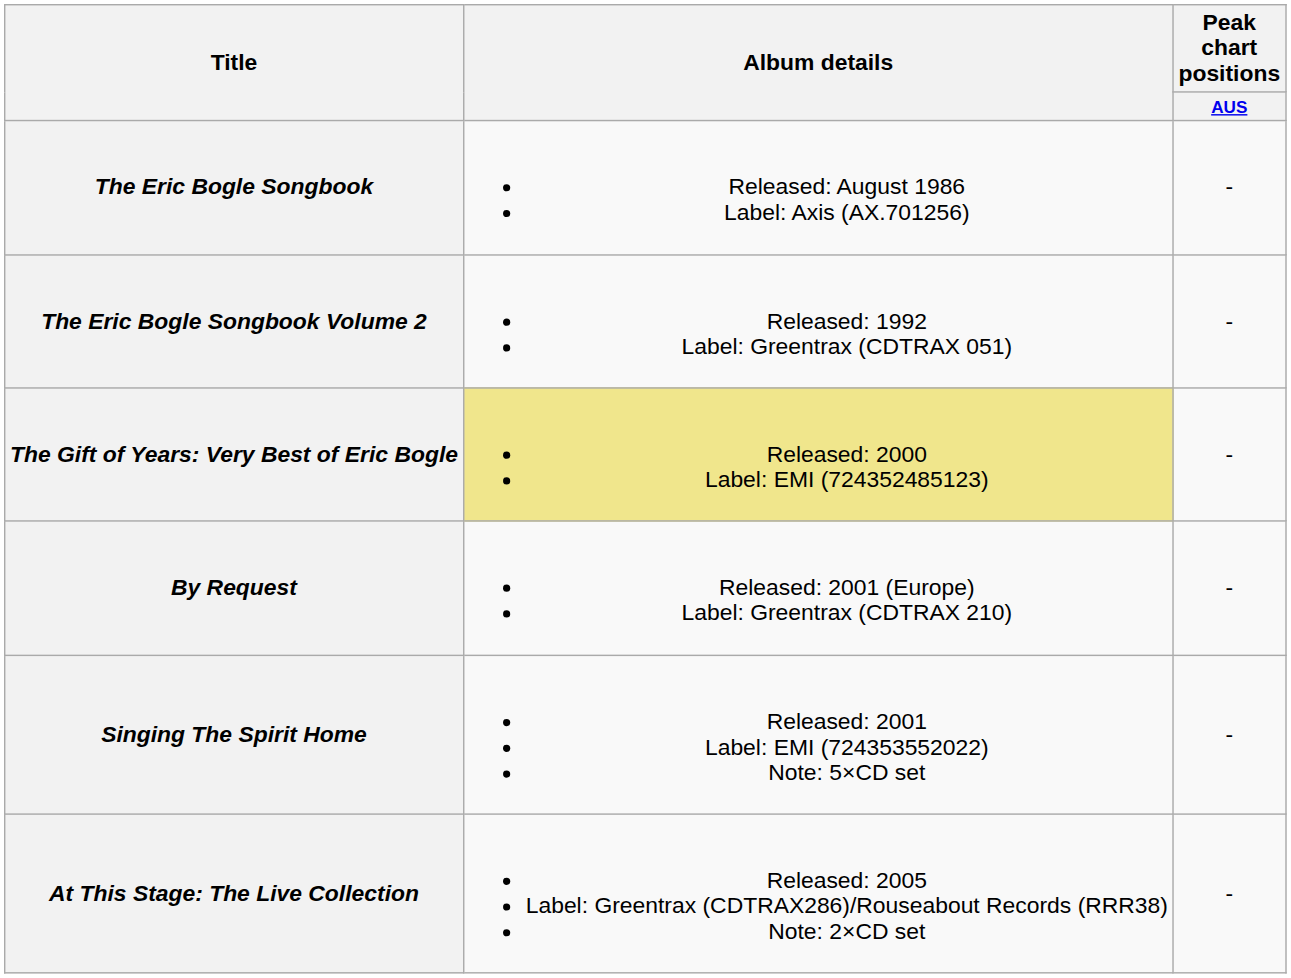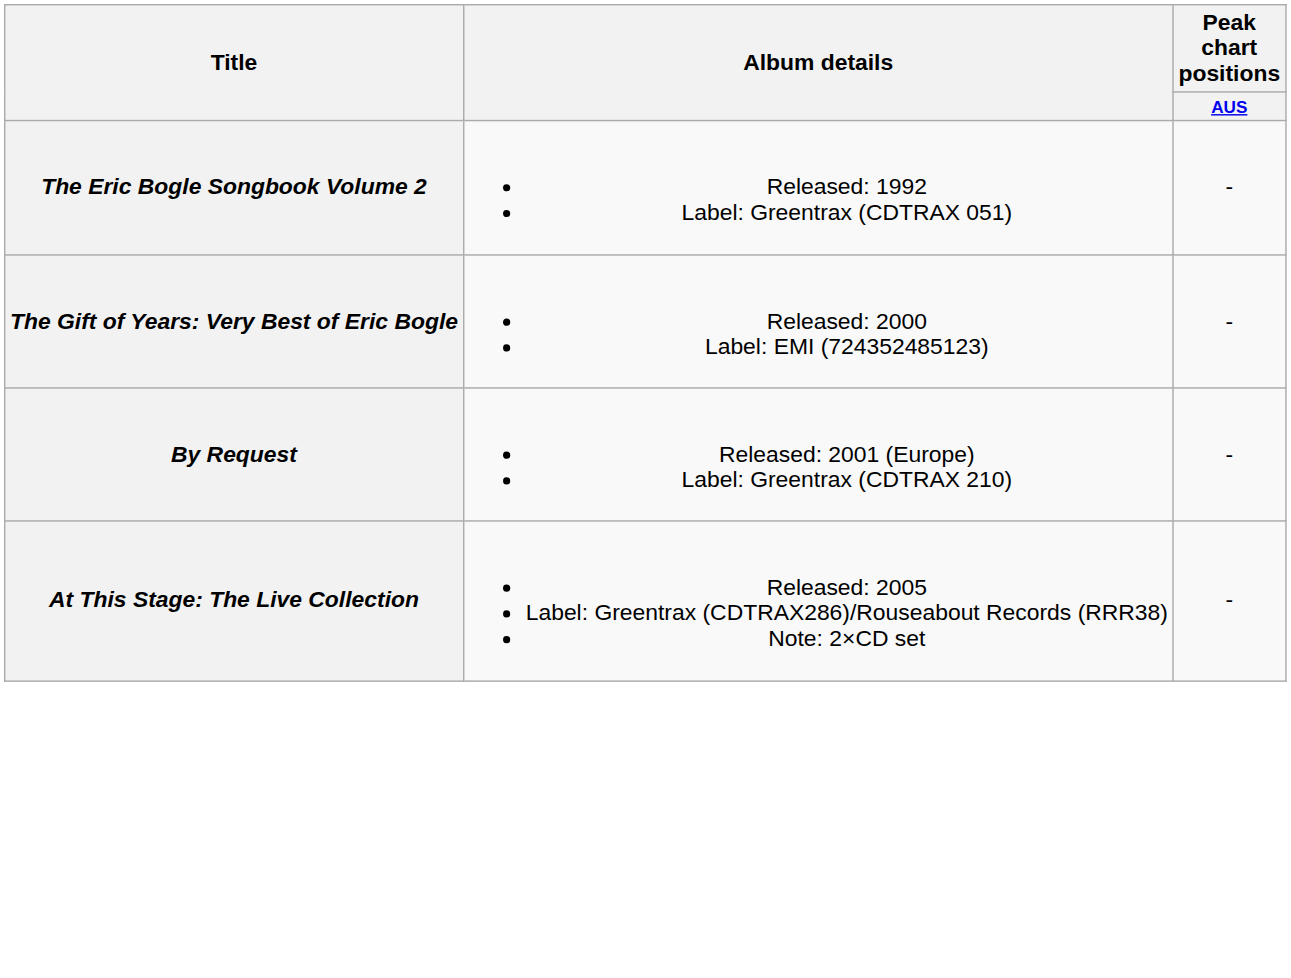- row: (234, 187)
(818, 467) khaki background -> (818, 334) no background
- row: (234, 734)
